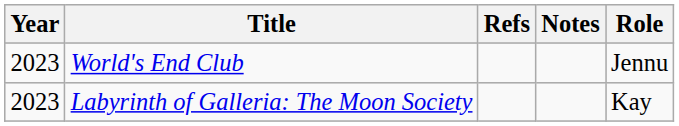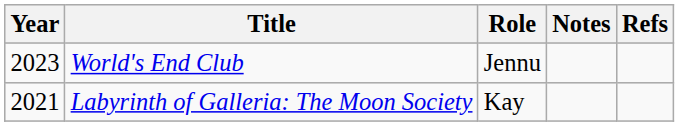columns swapped: (640, 23) <-> (507, 23)
(35, 101) 2023 -> (35, 101) 2021
